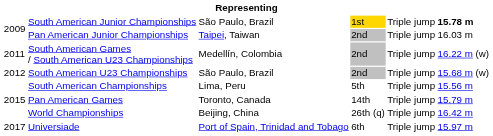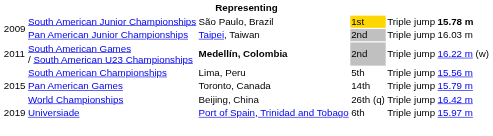(240, 54) normal -> (243, 54) bold
- row: (108, 73)
(15, 126) 2017 -> (15, 113) 2019
